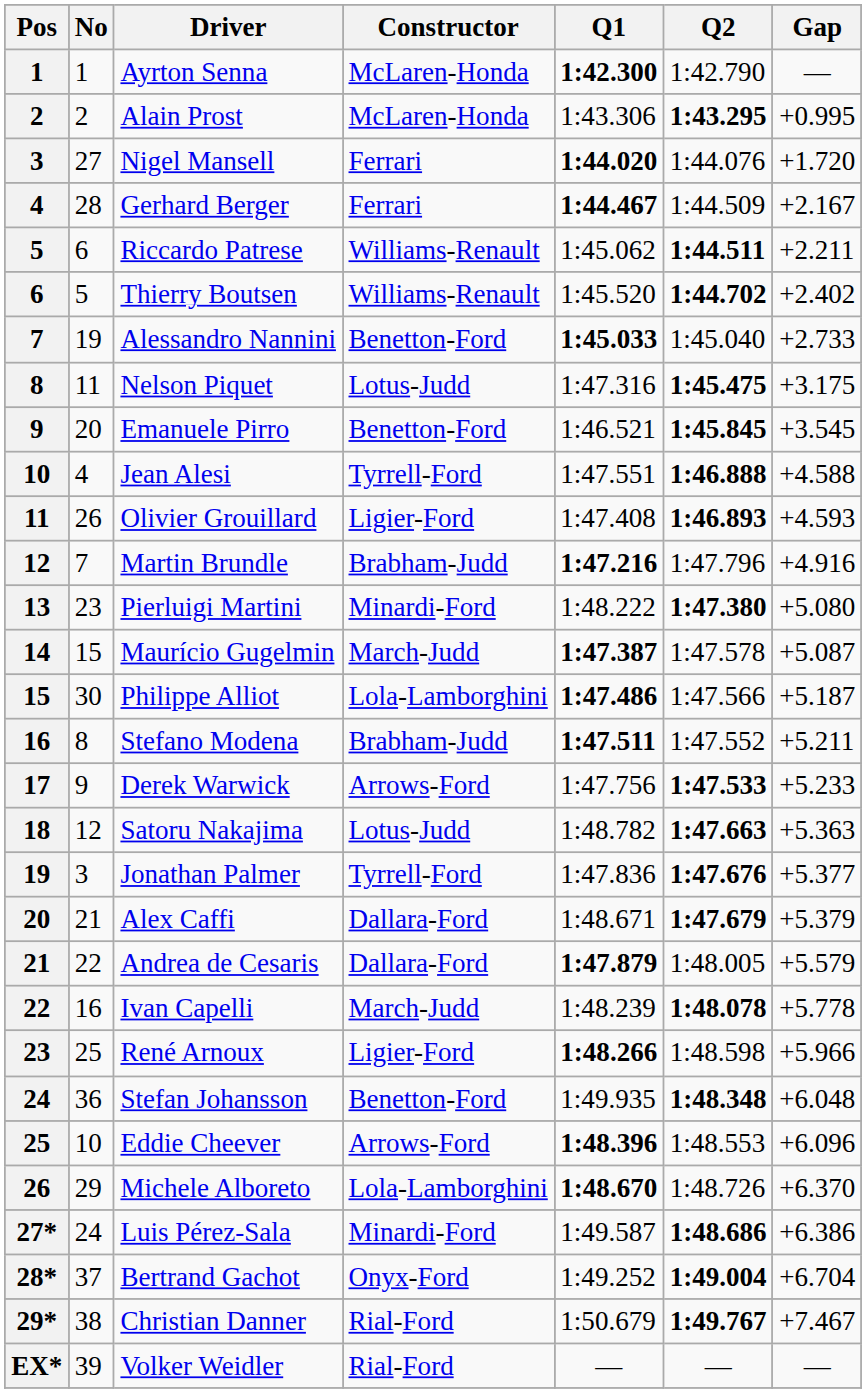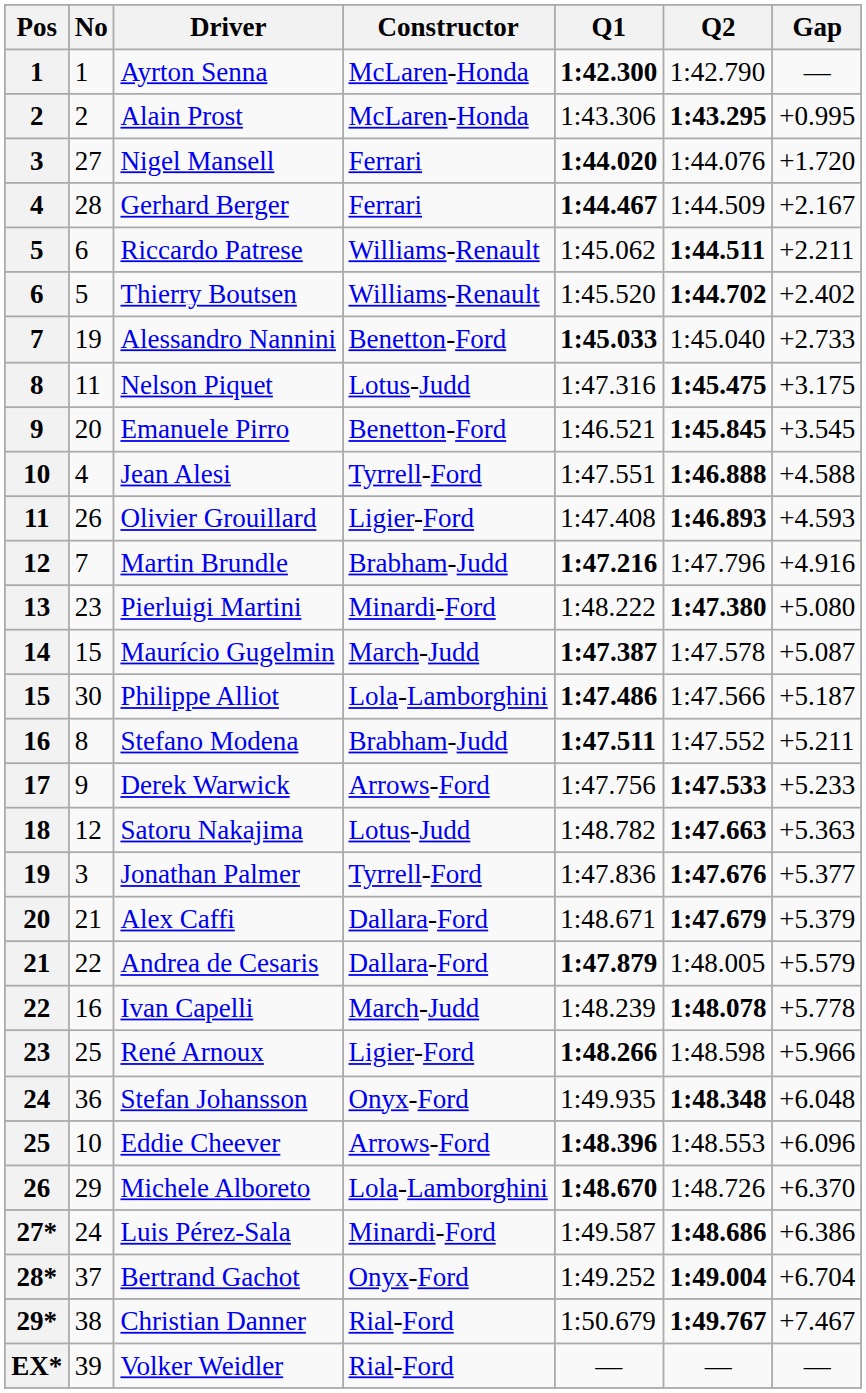(427, 1097) Benetton-Ford -> (409, 1097) Onyx-Ford
